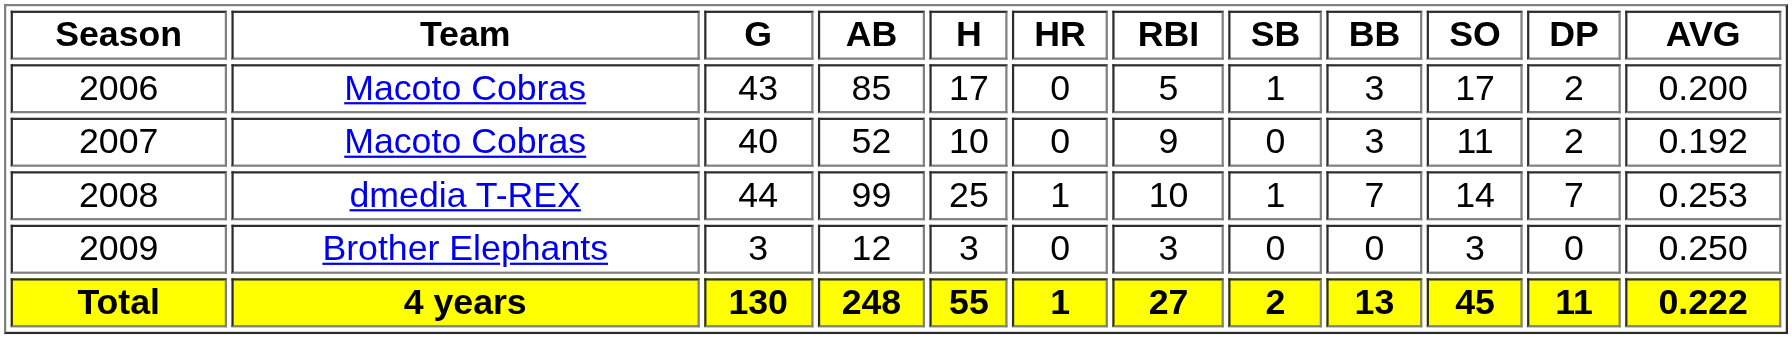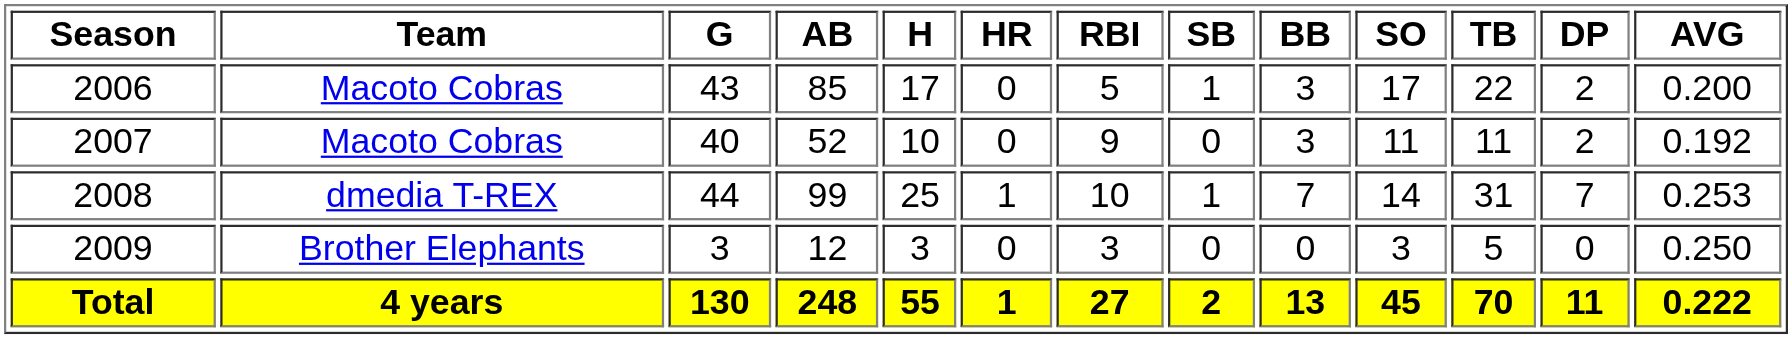+ column: (1493, 34)
